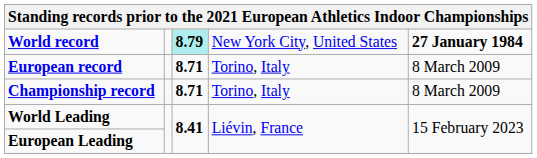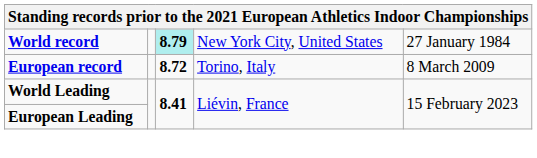(467, 41) bold -> (458, 41) normal
(189, 66) 8.71 -> (173, 66) 8.72
- row: (81, 91)
